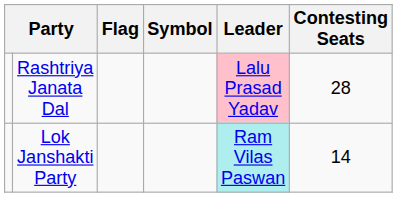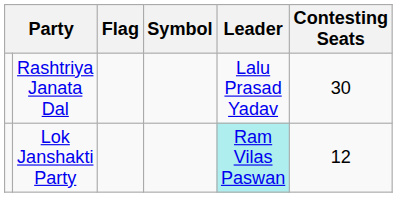(253, 88) pink background -> (253, 88) no background
(341, 88) 28 -> (341, 88) 30
(341, 157) 14 -> (341, 157) 12
